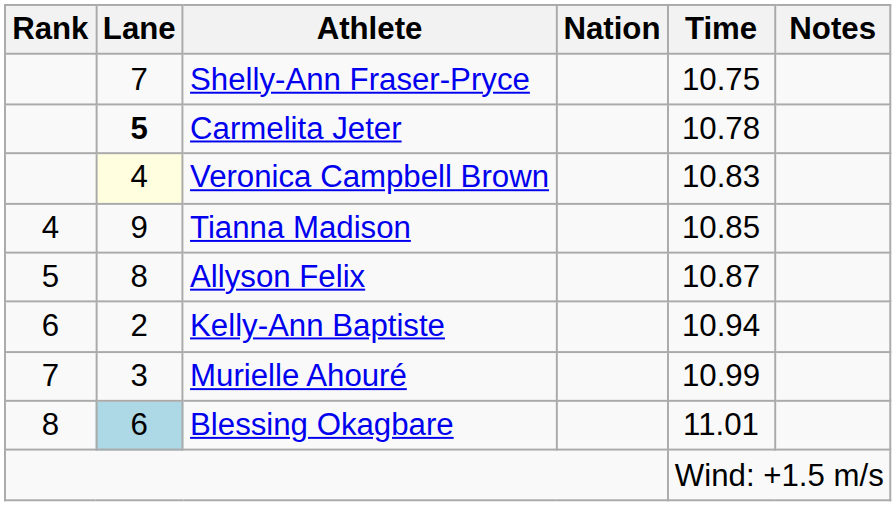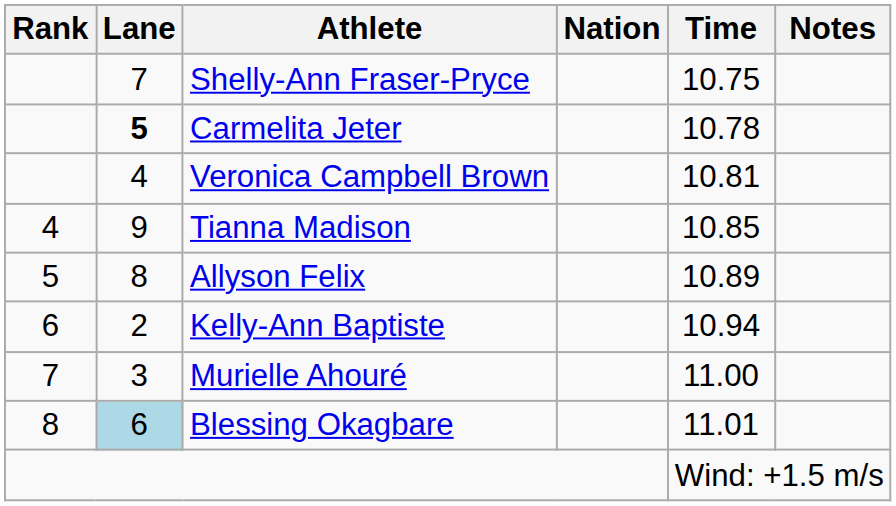(139, 177) lightyellow background -> (139, 177) no background
(721, 177) 10.83 -> (721, 177) 10.81
(721, 276) 10.87 -> (721, 276) 10.89
(721, 375) 10.99 -> (721, 375) 11.00
